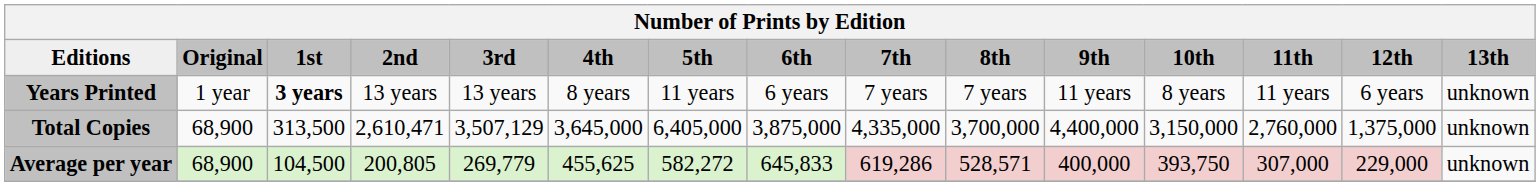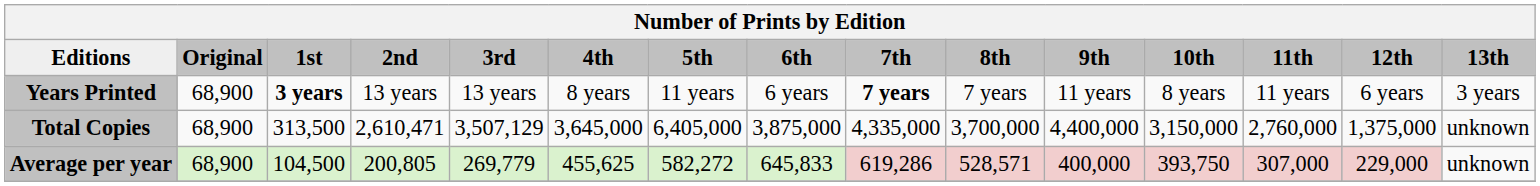(222, 92) 1 year -> (222, 92) 68,900
(896, 92) normal -> (896, 92) bold
(1488, 92) unknown -> (1488, 92) 3 years
